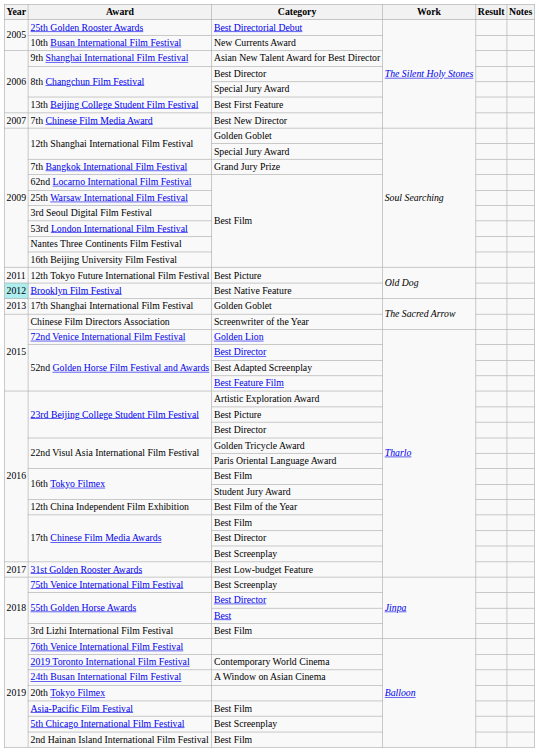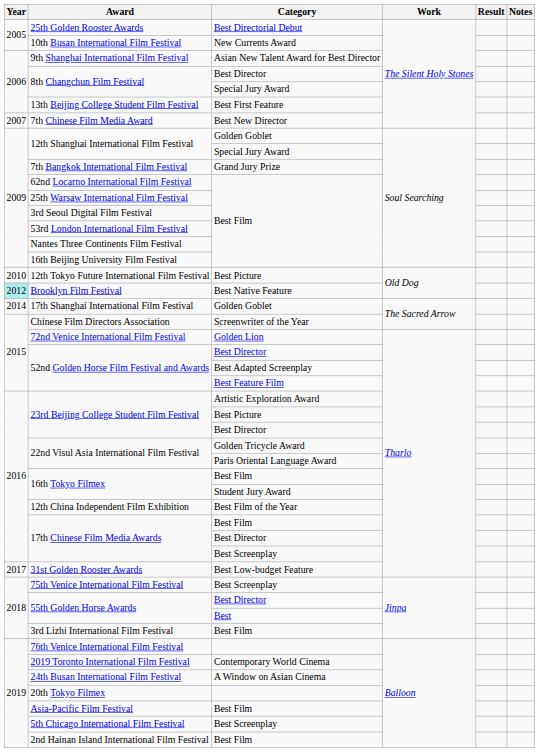(16, 275) 2011 -> (16, 275) 2010
(16, 306) 2013 -> (16, 306) 2014
